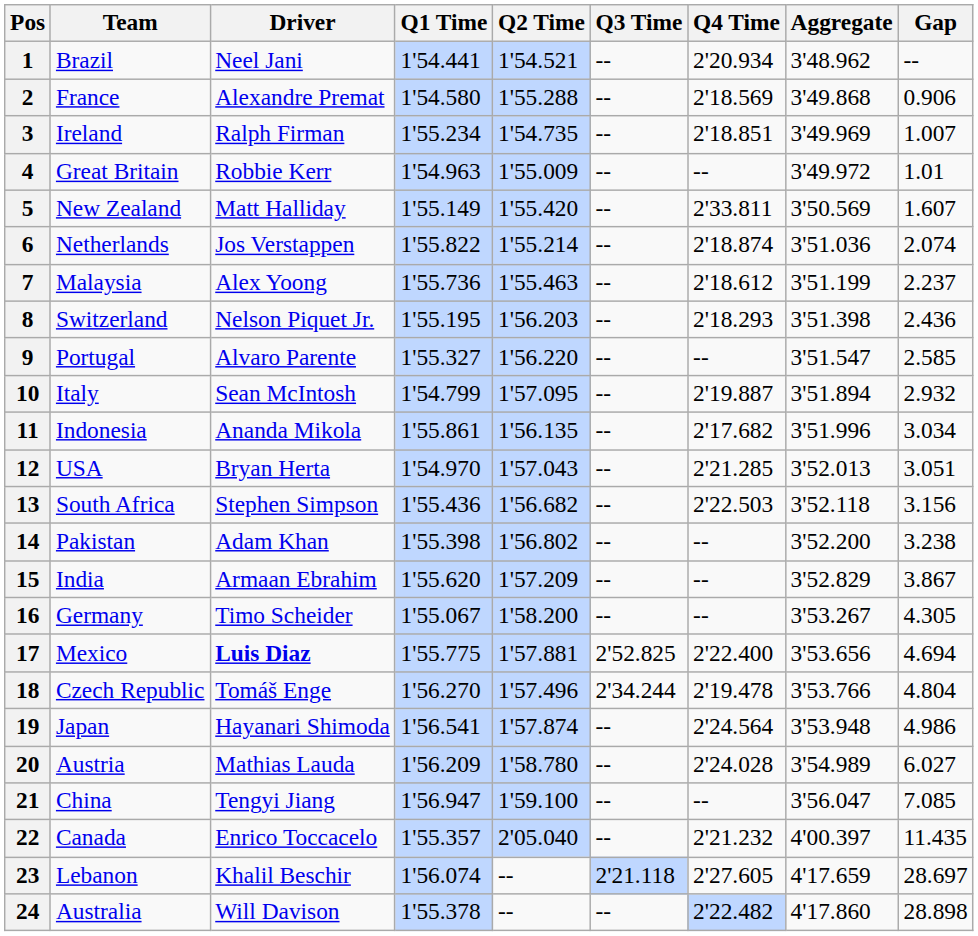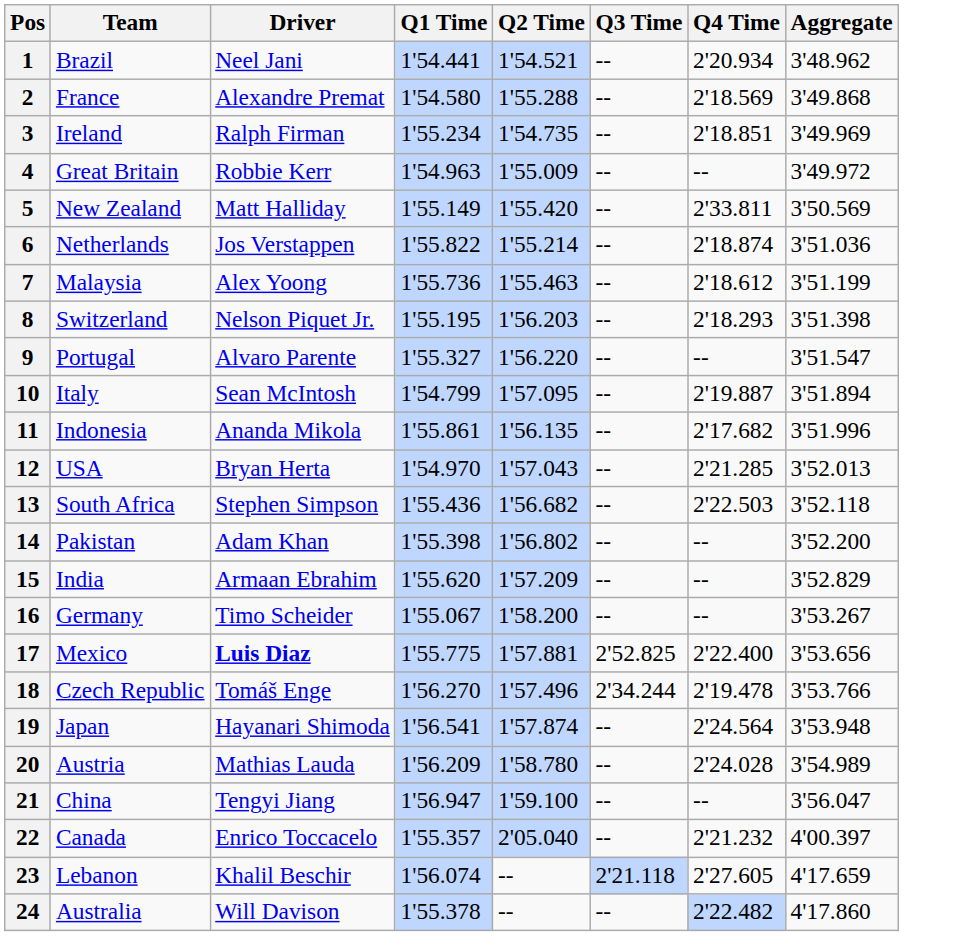- column: (936, 23)
